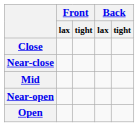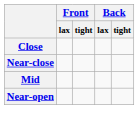- row: (30, 113)
